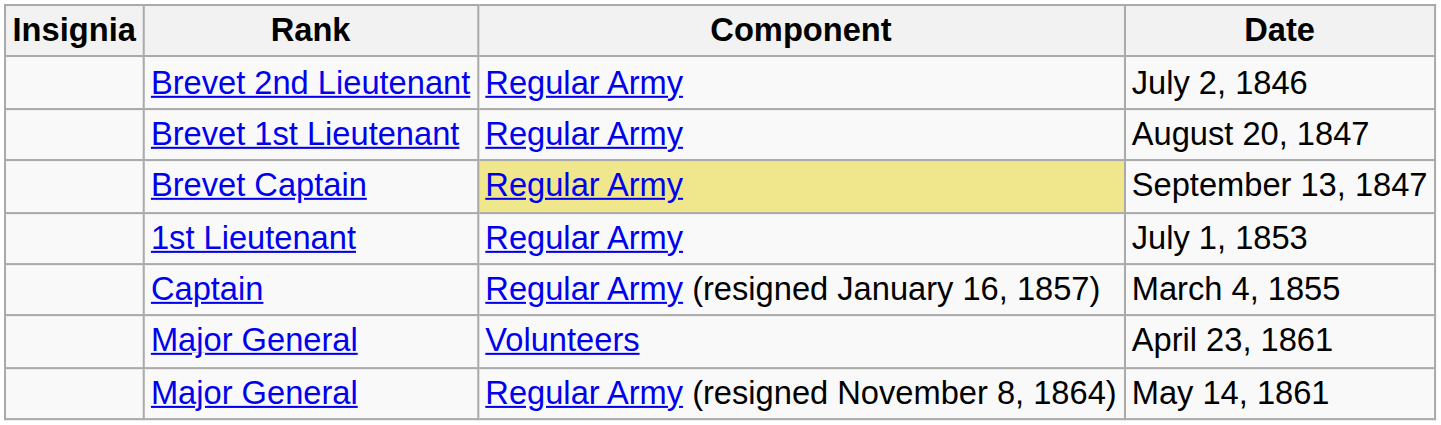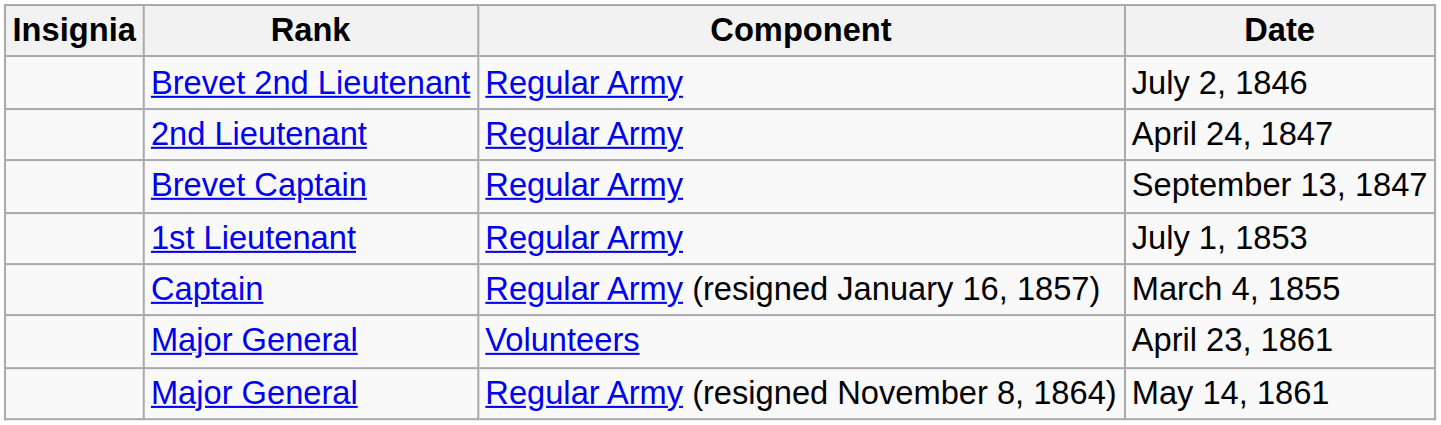+ row: (1232, 133)
- row: (1251, 133)
(584, 185) khaki background -> (584, 185) no background
